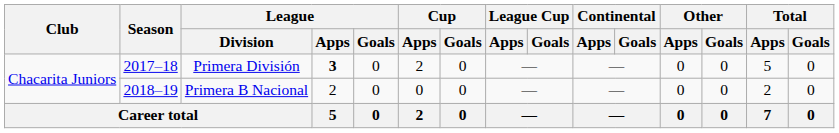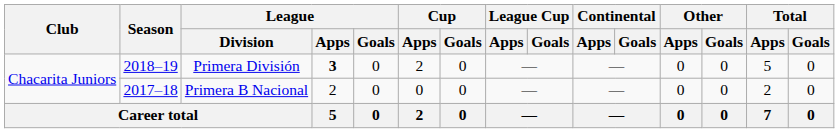(151, 66) 2017–18 -> (151, 66) 2018–19
(151, 90) 2018–19 -> (151, 90) 2017–18
